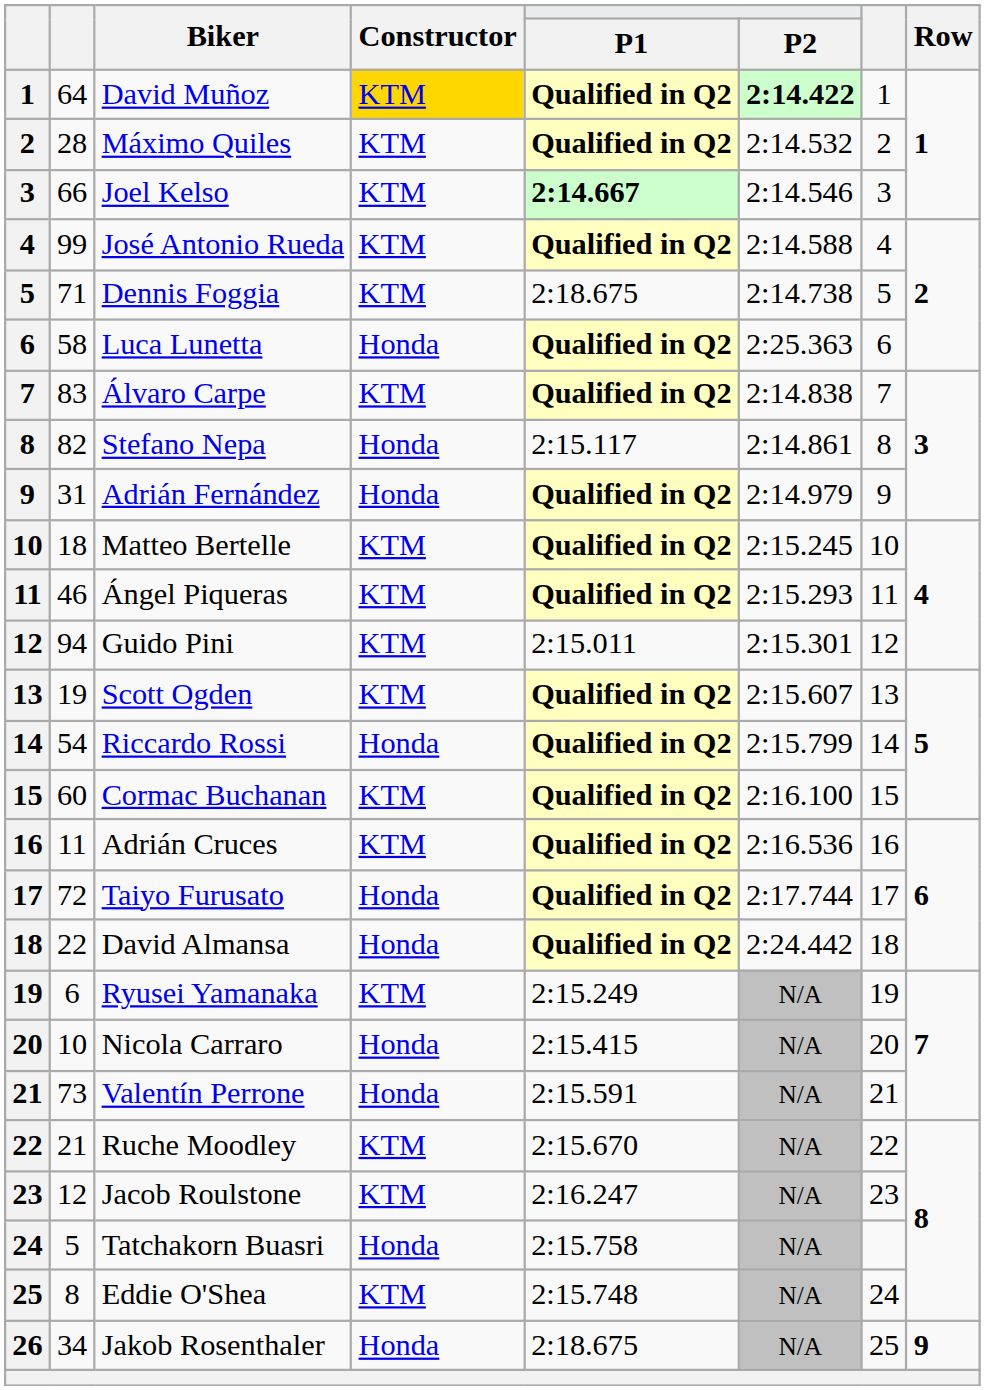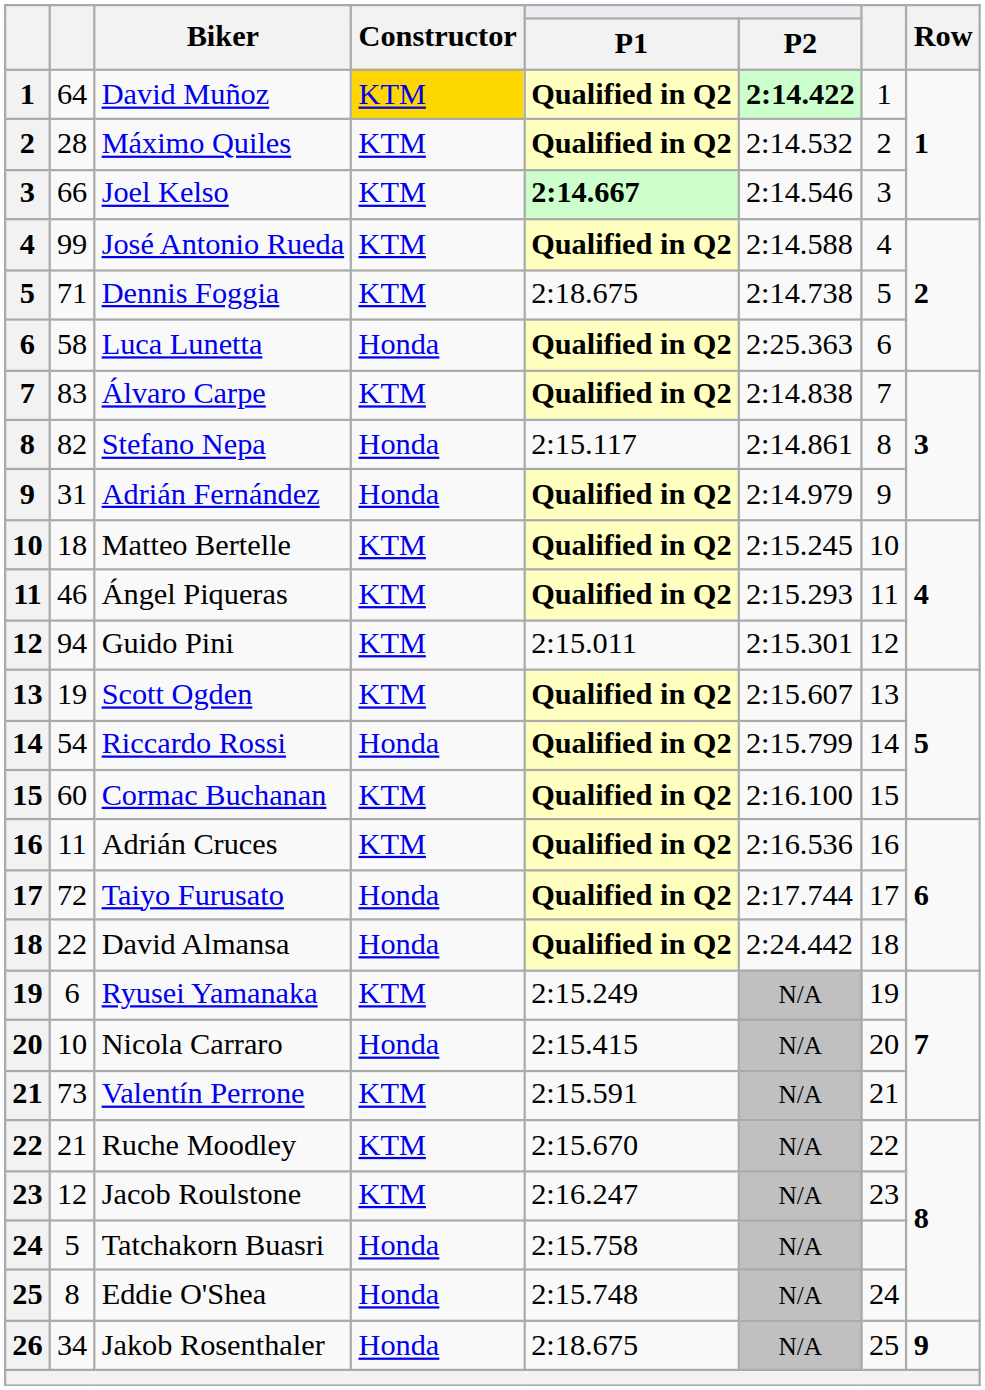(399, 1094) Honda -> (392, 1094) KTM
(392, 1294) KTM -> (399, 1294) Honda
